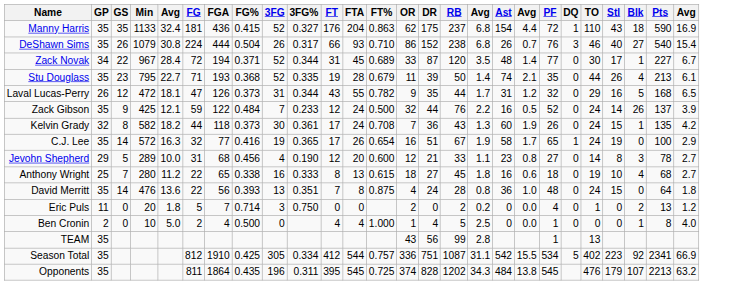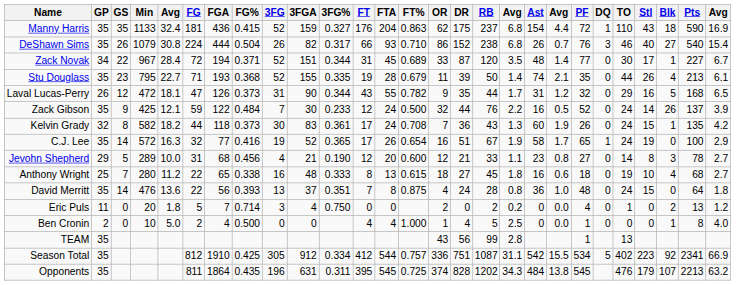+ column: (303, 12)
